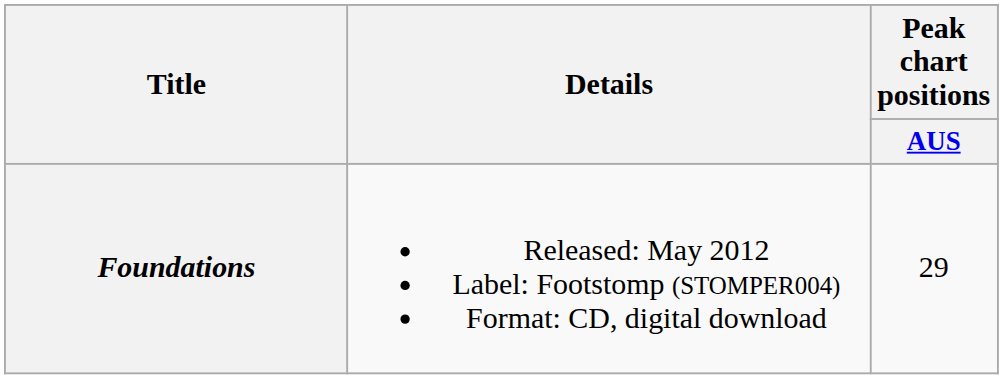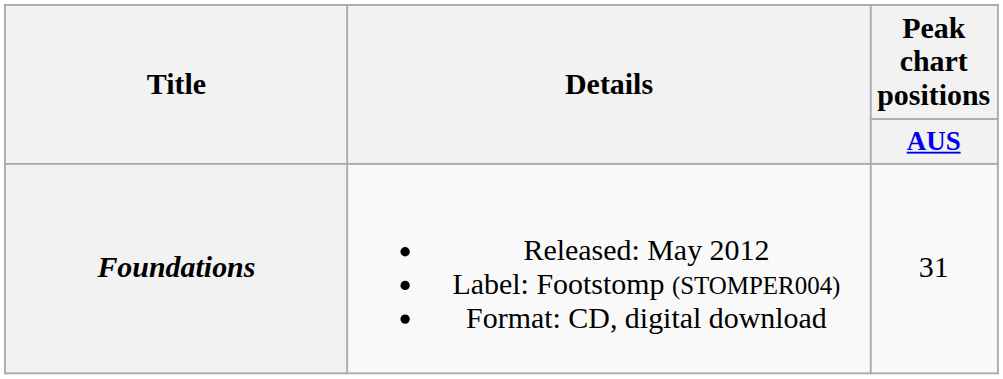(934, 267) 29 -> (934, 267) 31
